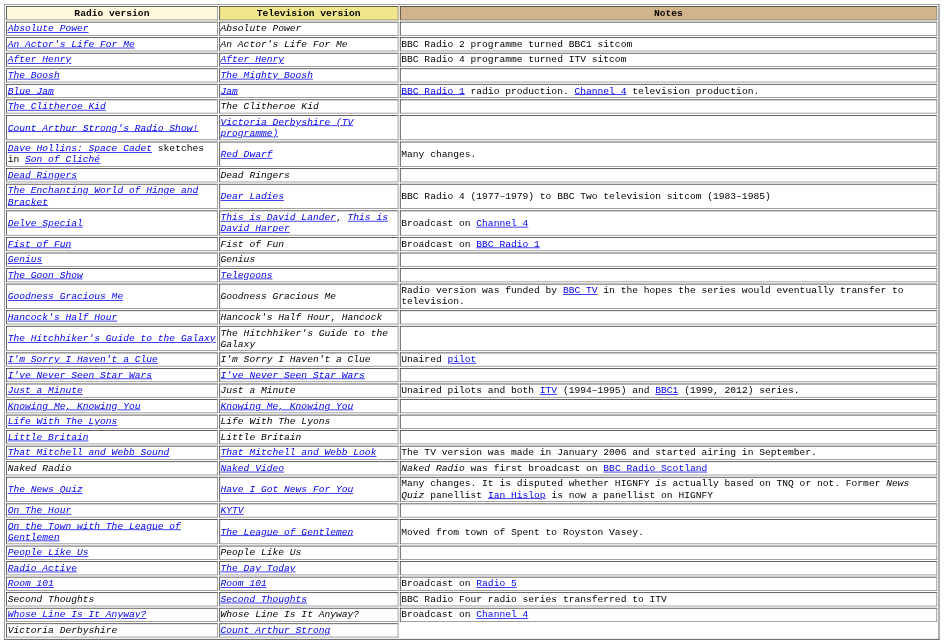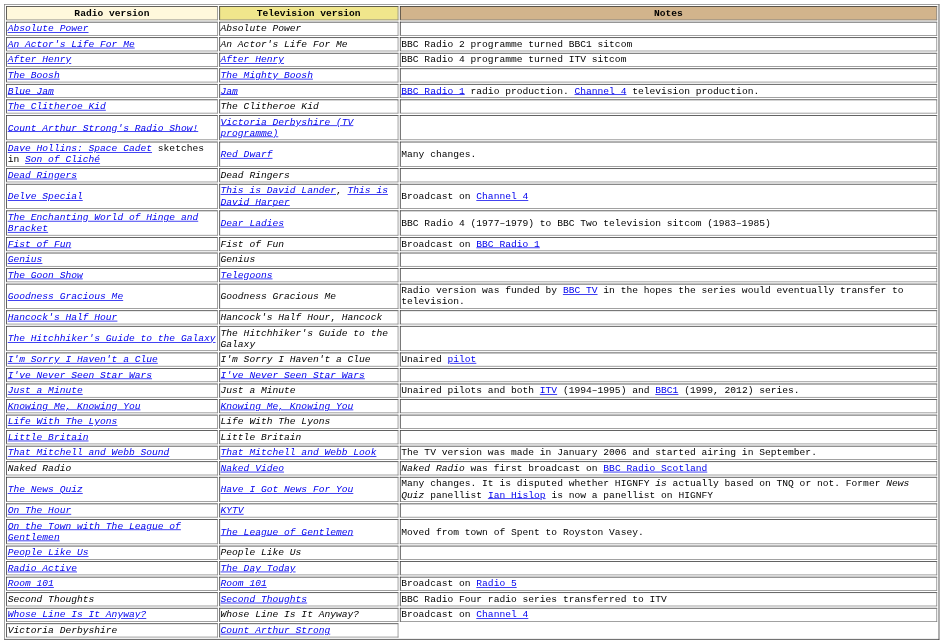rows swapped: (103, 196) <-> (45, 223)
